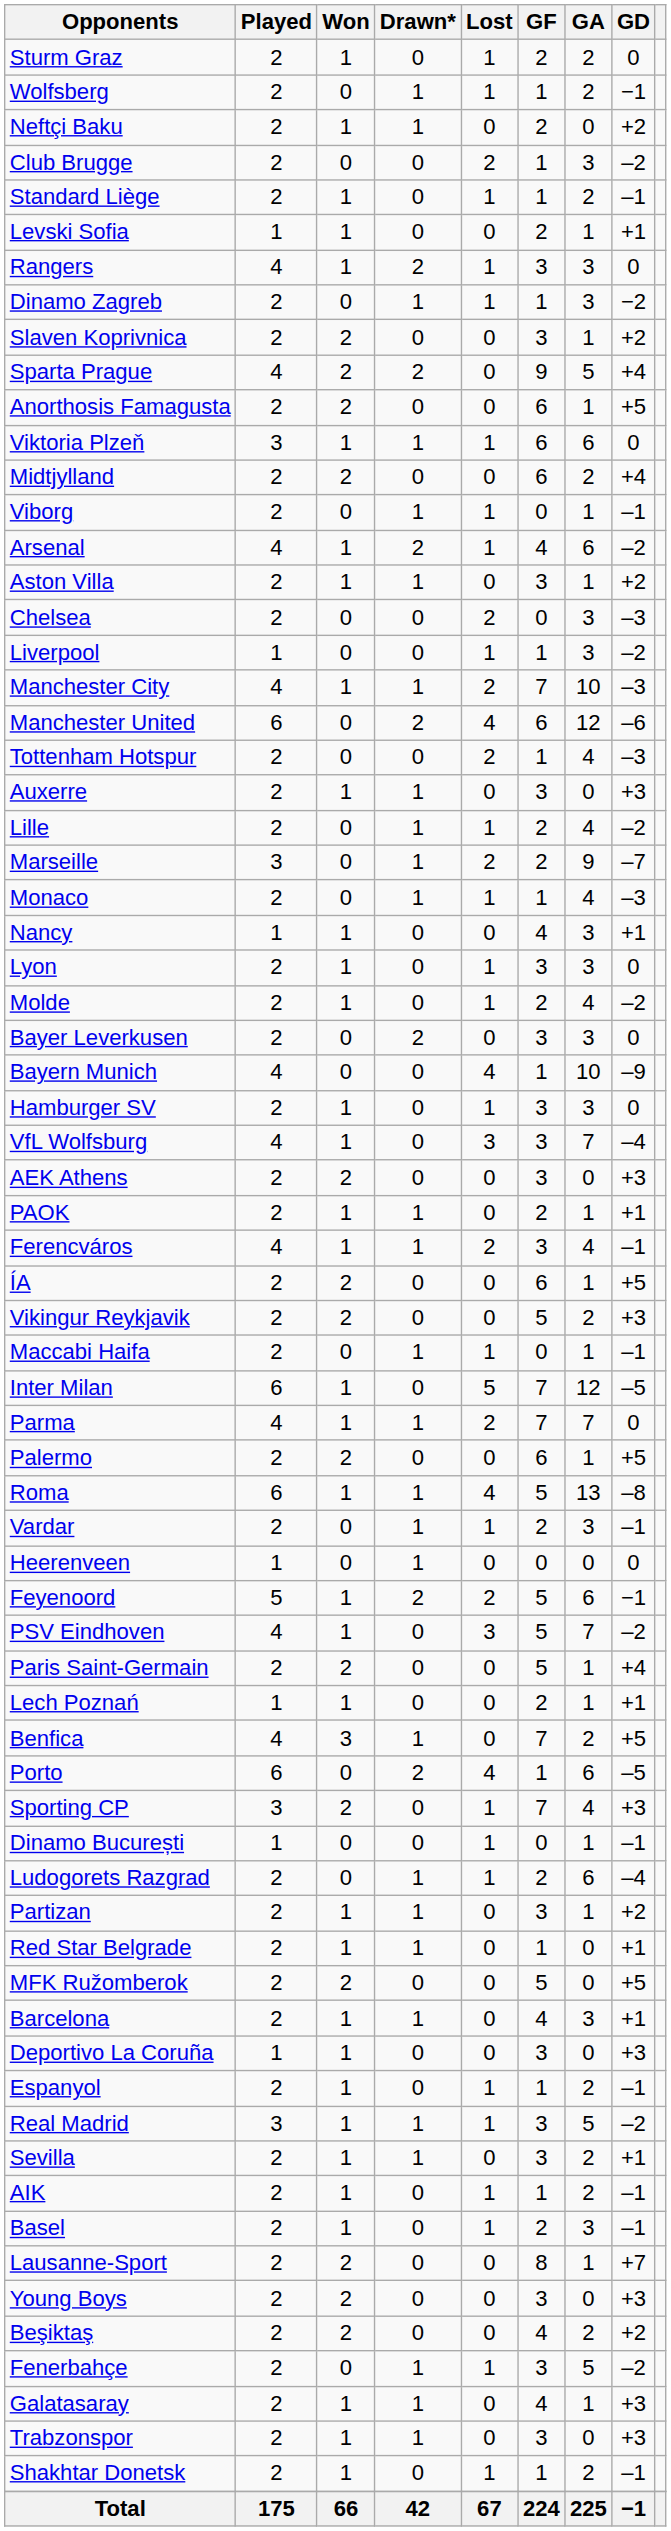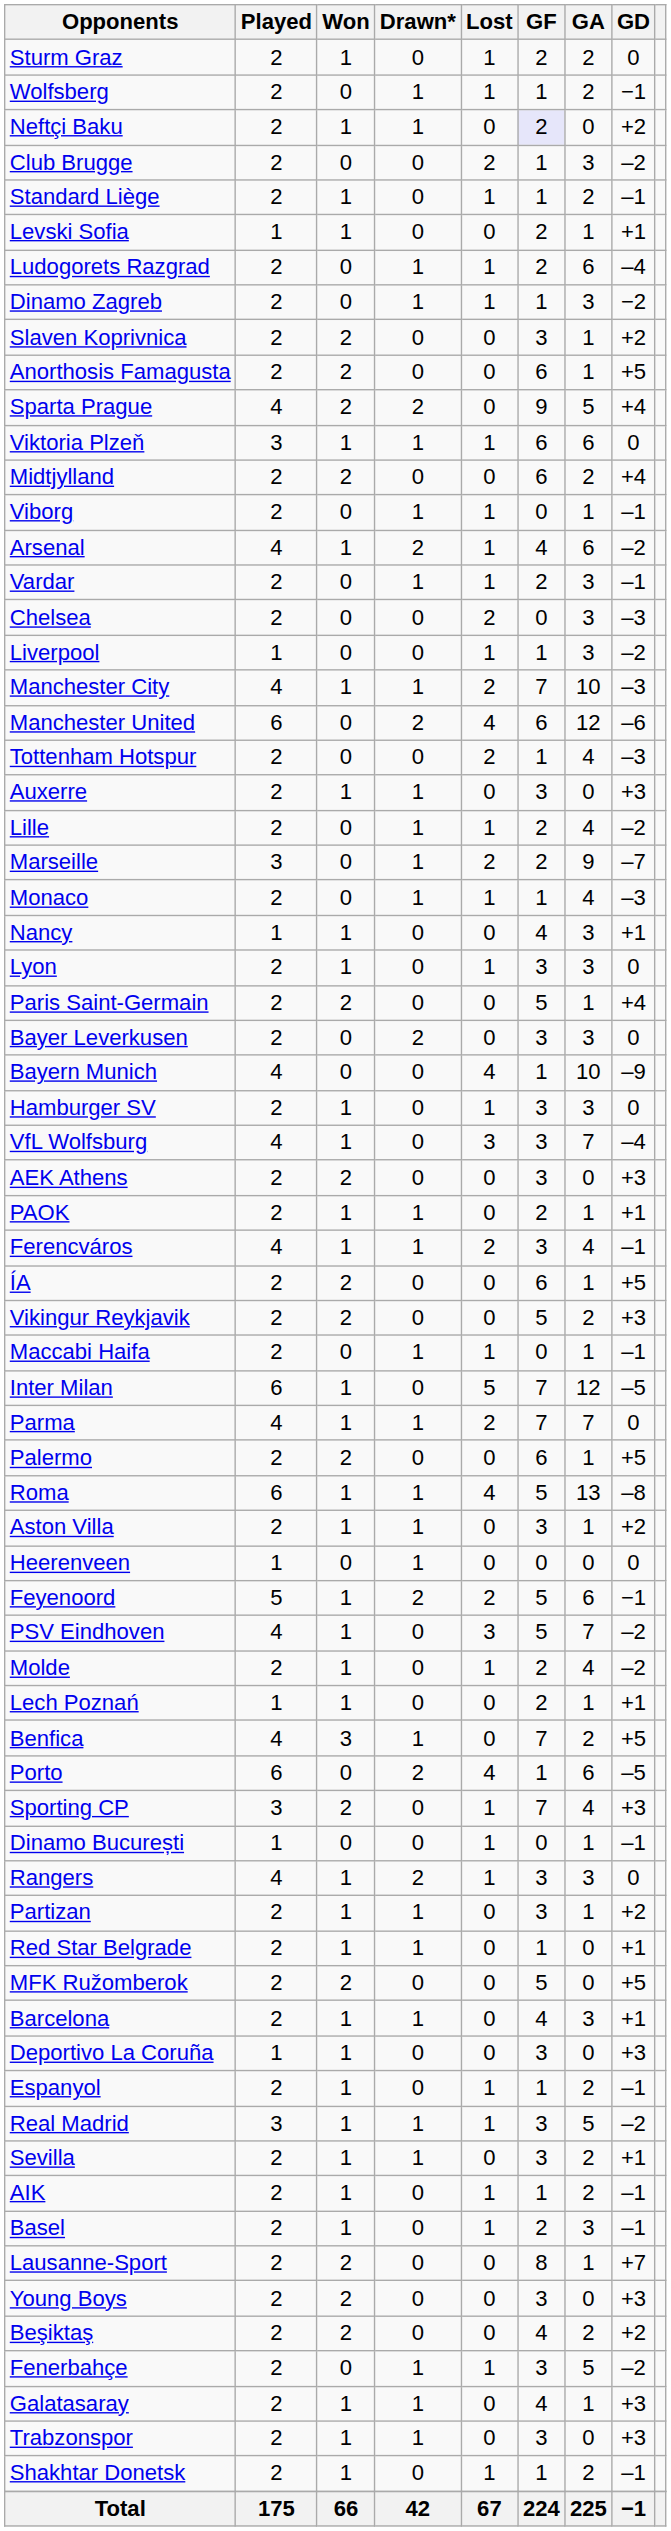(541, 127) no background -> (541, 127) lavender background
rows swapped: (110, 1877) <-> (52, 267)
rows swapped: (120, 407) <-> (81, 372)
rows swapped: (62, 582) <-> (42, 1527)
rows swapped: (109, 1667) <-> (40, 1002)
